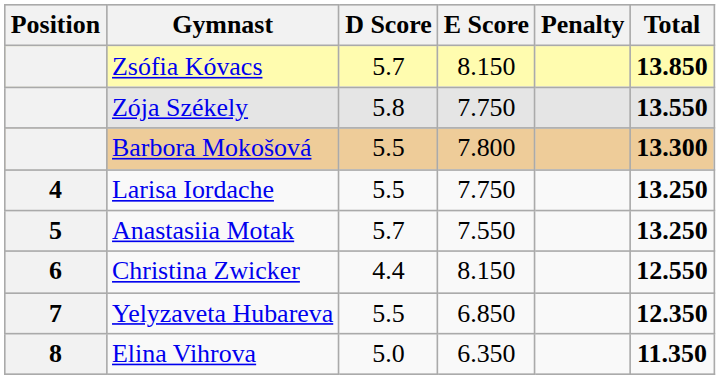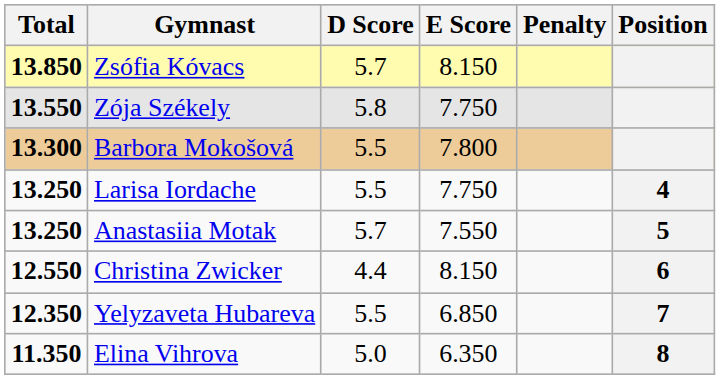columns swapped: (55, 25) <-> (672, 25)
